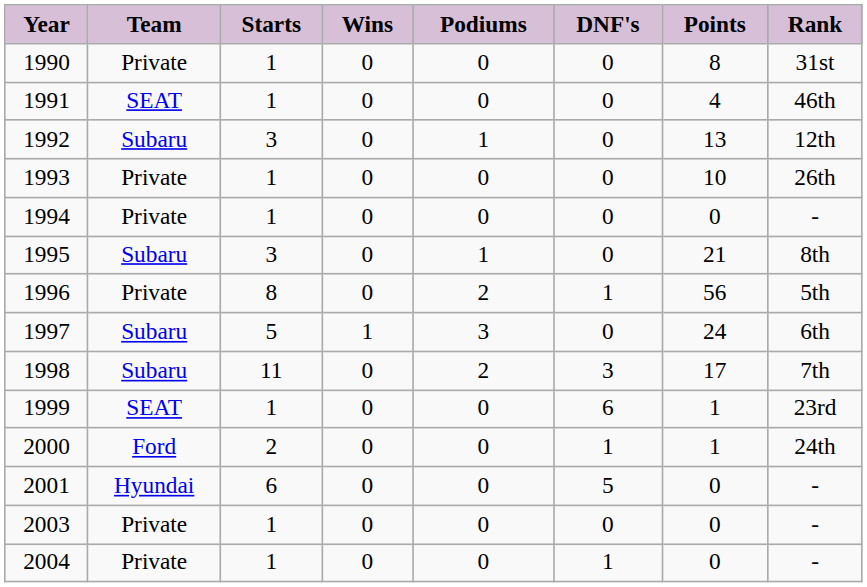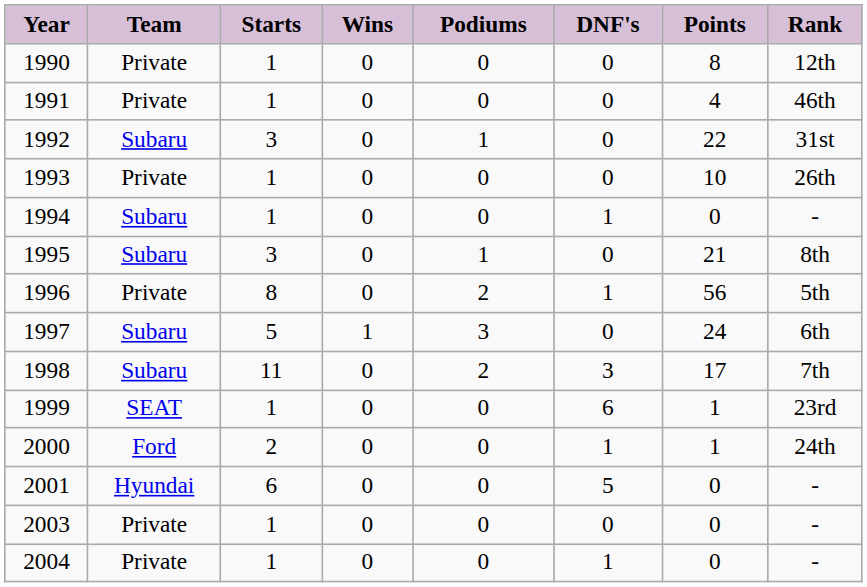(815, 62) 31st -> (815, 62) 12th
(154, 101) SEAT -> (154, 101) Private
(715, 139) 13 -> (715, 139) 22
(815, 139) 12th -> (815, 139) 31st
(154, 216) Private -> (154, 216) Subaru
(608, 216) 0 -> (608, 216) 1
